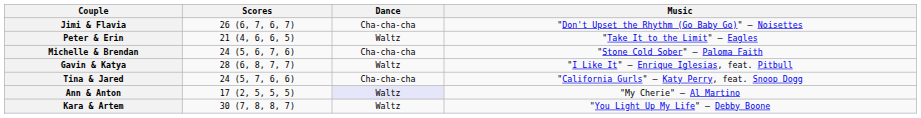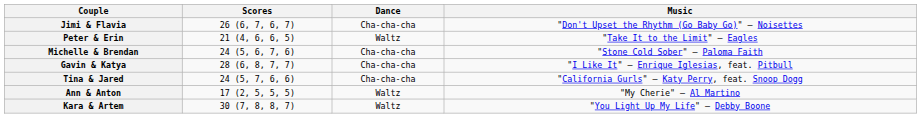(388, 65) Waltz -> (388, 65) Cha-cha-cha
(388, 92) lavender background -> (388, 92) no background
